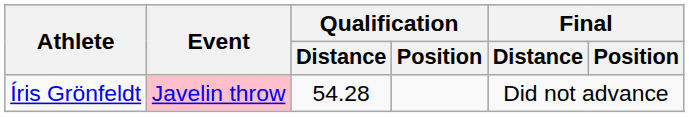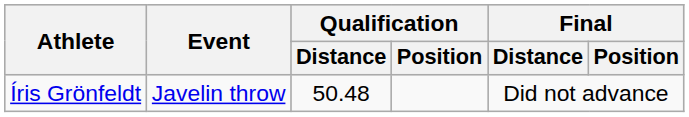(219, 94) pink background -> (219, 94) no background
(341, 94) 54.28 -> (341, 94) 50.48
